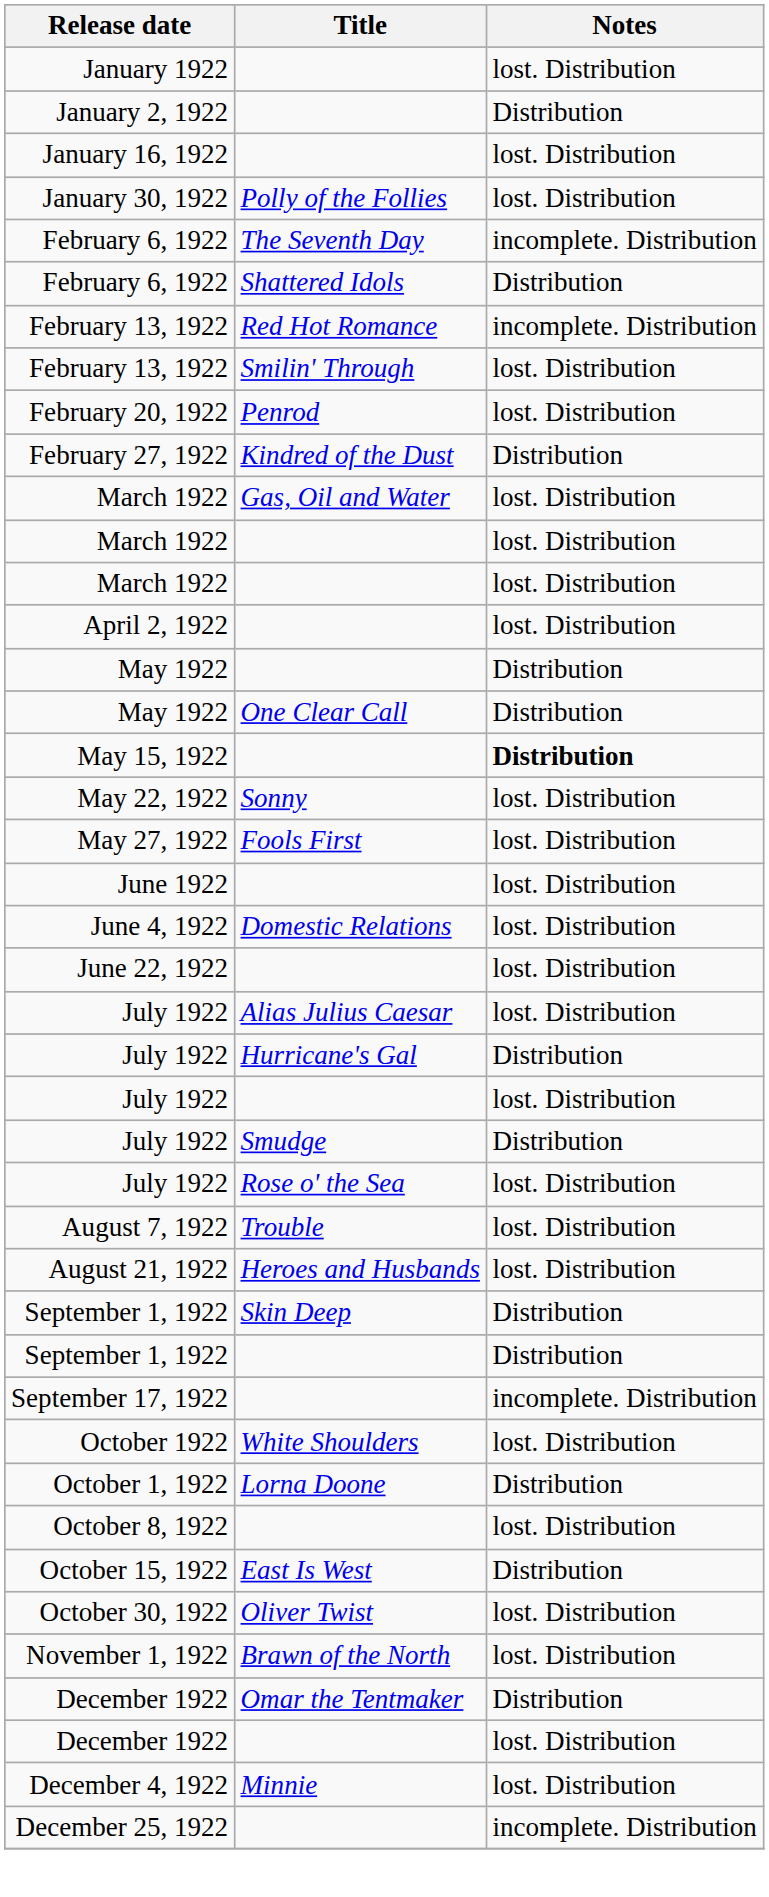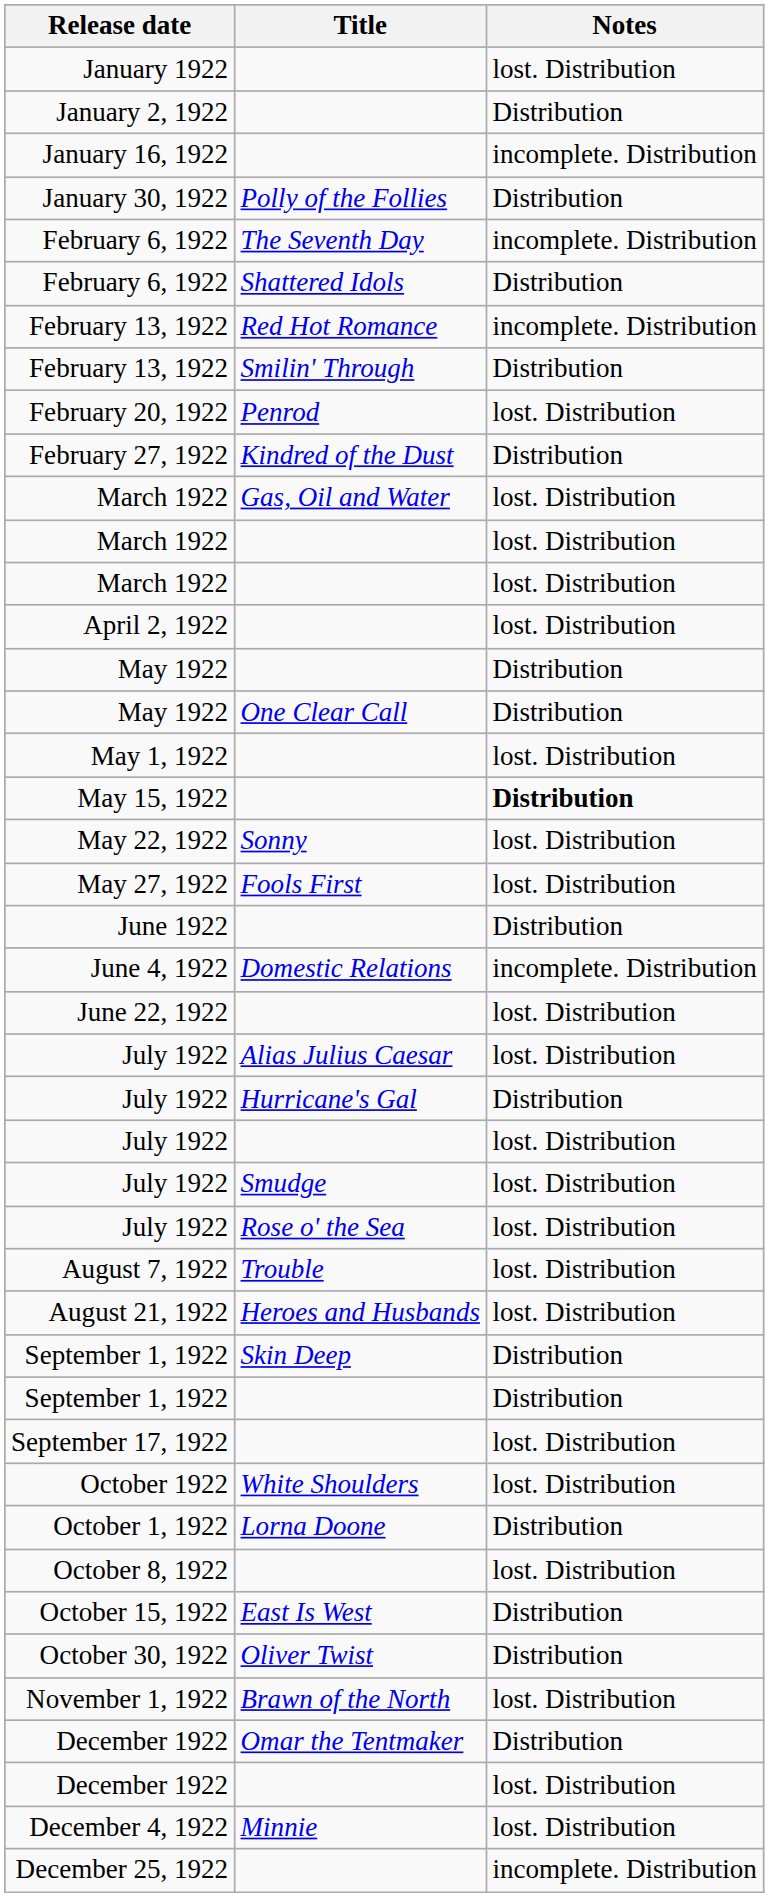(584, 154) lost. Distribution -> (625, 154) incomplete. Distribution
(584, 197) lost. Distribution -> (558, 197) Distribution
(584, 369) lost. Distribution -> (558, 369) Distribution
+ row: (159, 754)
(584, 883) lost. Distribution -> (558, 926) Distribution
(584, 926) lost. Distribution -> (625, 969) incomplete. Distribution
(558, 1140) Distribution -> (584, 1183) lost. Distribution
(625, 1398) incomplete. Distribution -> (584, 1441) lost. Distribution
(584, 1612) lost. Distribution -> (558, 1655) Distribution
